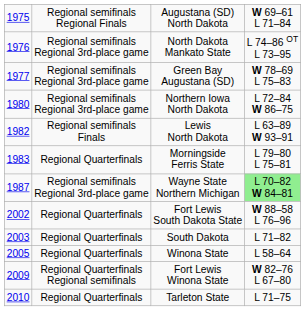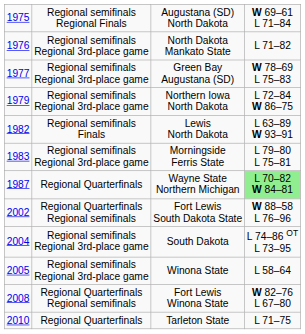(273, 47) L 74–86 OT L 73–95 -> (273, 46) L 71–82
(18, 104) 1980 -> (18, 101) 1979
(91, 159) Regional Quarterfinals -> (91, 157) Regional semifinals Regional 3rd-place game
(91, 187) Regional semifinals Regional 3rd-place game -> (91, 184) Regional Quarterfinals
(91, 215) Regional Quarterfinals -> (91, 212) Regional Quarterfinals Regional semifinals
(18, 237) 2003 -> (18, 241) 2004
(91, 237) Regional Quarterfinals -> (91, 241) Regional semifinals Regional 3rd-place game
(273, 237) L 71–82 -> (273, 241) L 74–86 OT L 73–95
(91, 253) Regional Quarterfinals -> (91, 270) Regional semifinals Regional 3rd-place game
(18, 275) 2009 -> (18, 298) 2008
